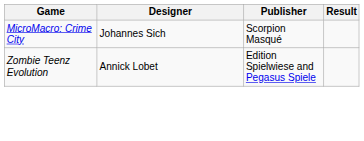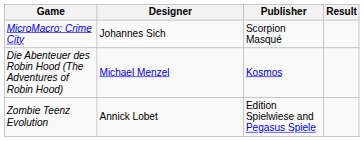+ row: (48, 72)
